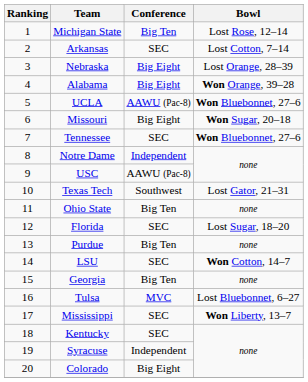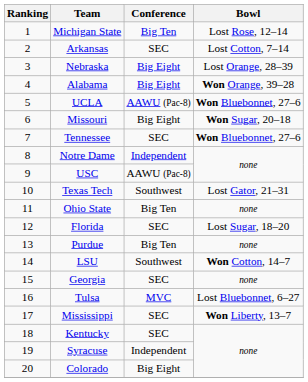(159, 262) SEC -> (159, 262) Southwest
(159, 279) Big Ten -> (159, 279) SEC
